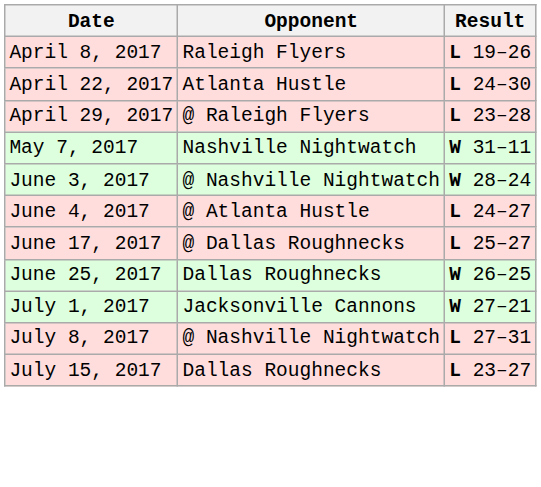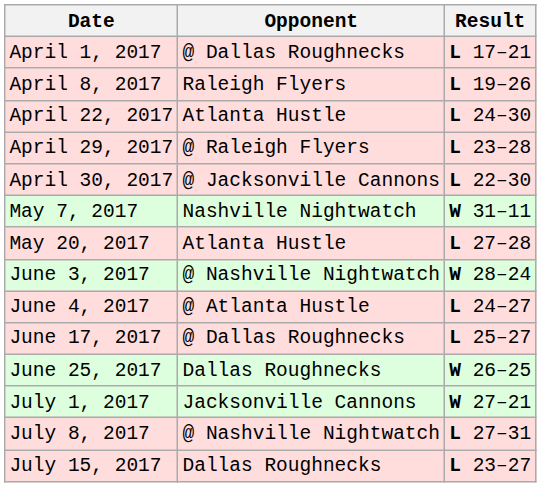+ row: (85, 52)
+ row: (91, 180)
+ row: (80, 243)
